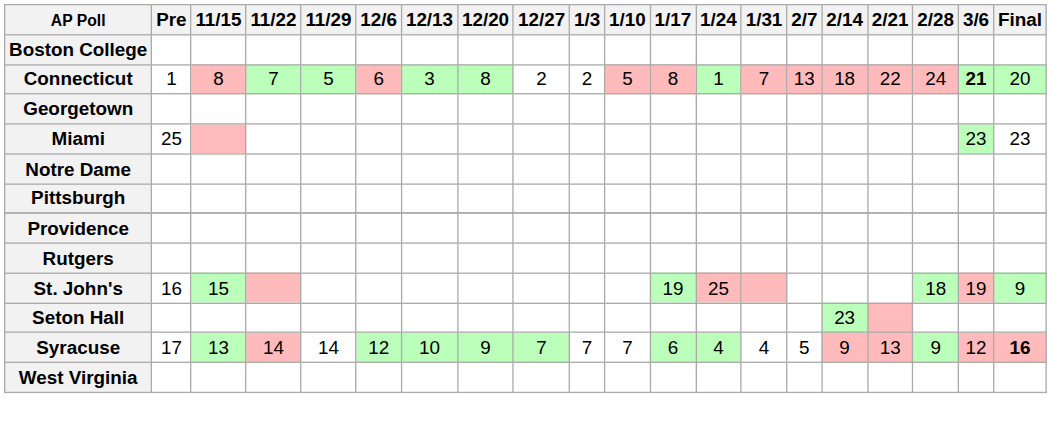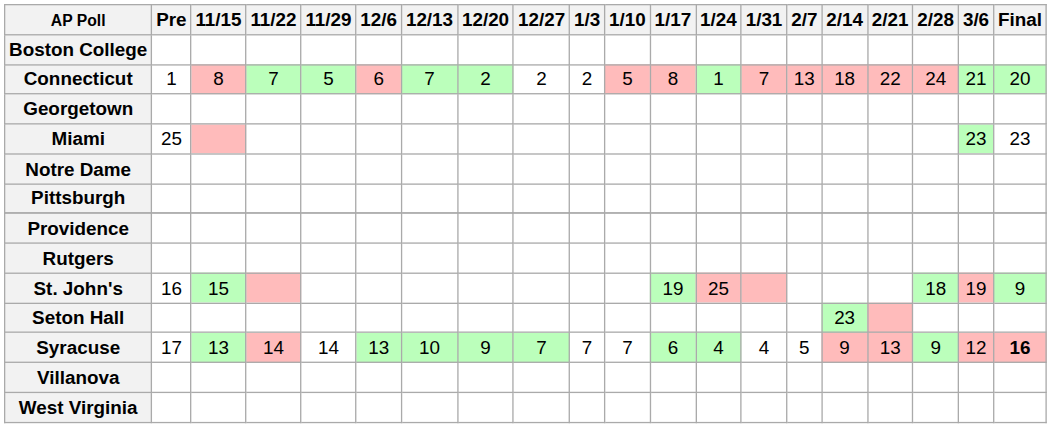(429, 80) 3 -> (429, 80) 7
(486, 80) 8 -> (486, 80) 2
(976, 80) bold -> (976, 80) normal
(379, 348) 12 -> (379, 348) 13
+ row: (78, 378)
